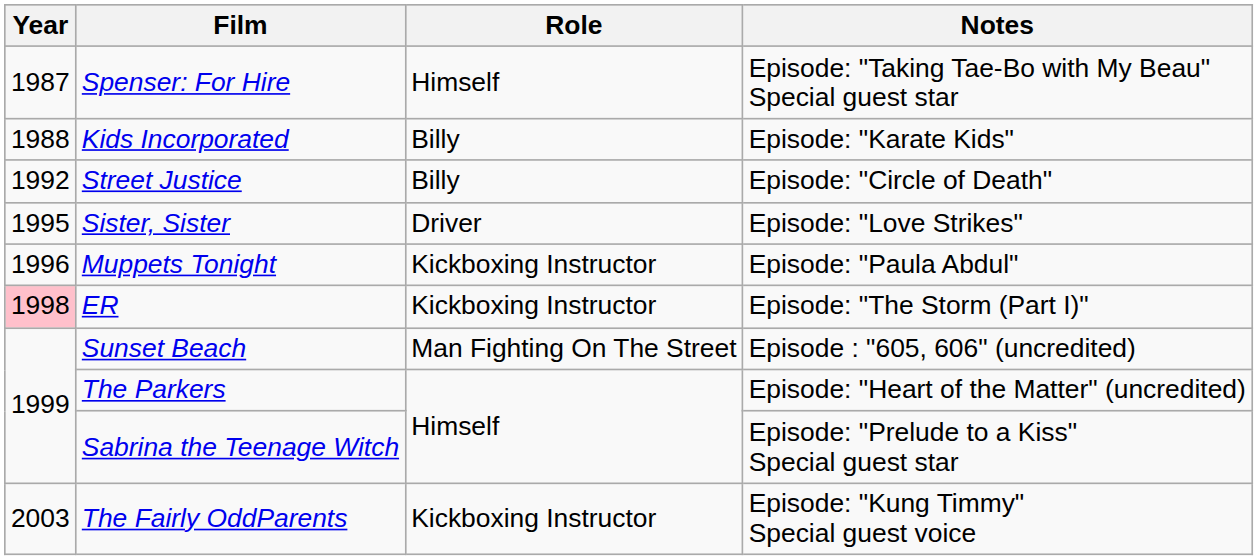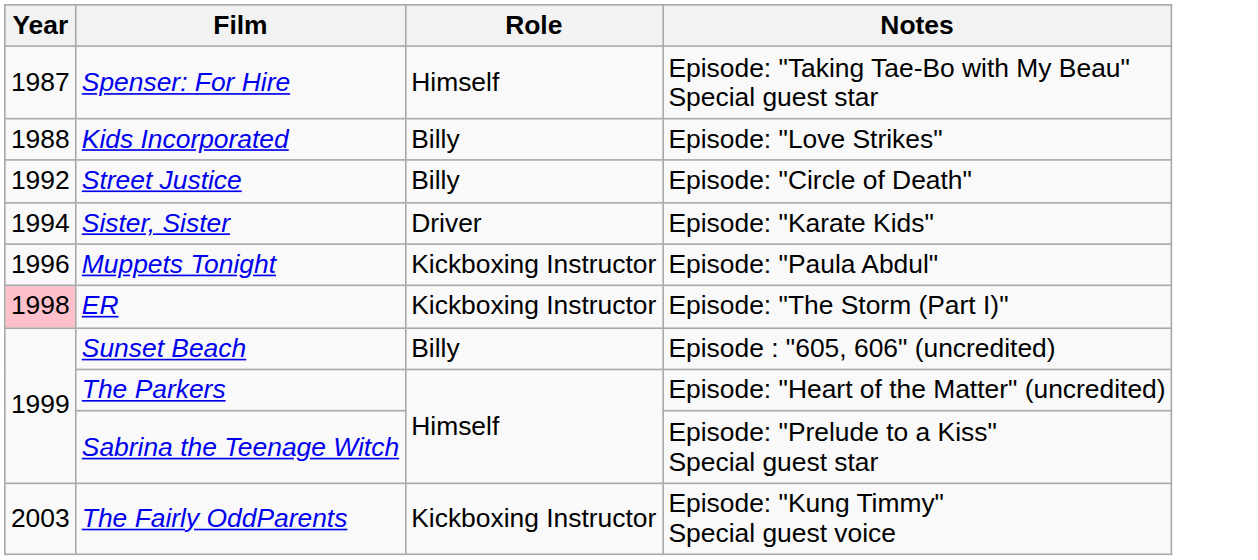(881, 138) Episode: "Karate Kids" -> (806, 138) Episode: "Love Strikes"
(40, 222) 1995 -> (40, 222) 1994
(886, 222) Episode: "Love Strikes" -> (801, 222) Episode: "Karate Kids"
(574, 348) Man Fighting On The Street -> (435, 348) Billy
